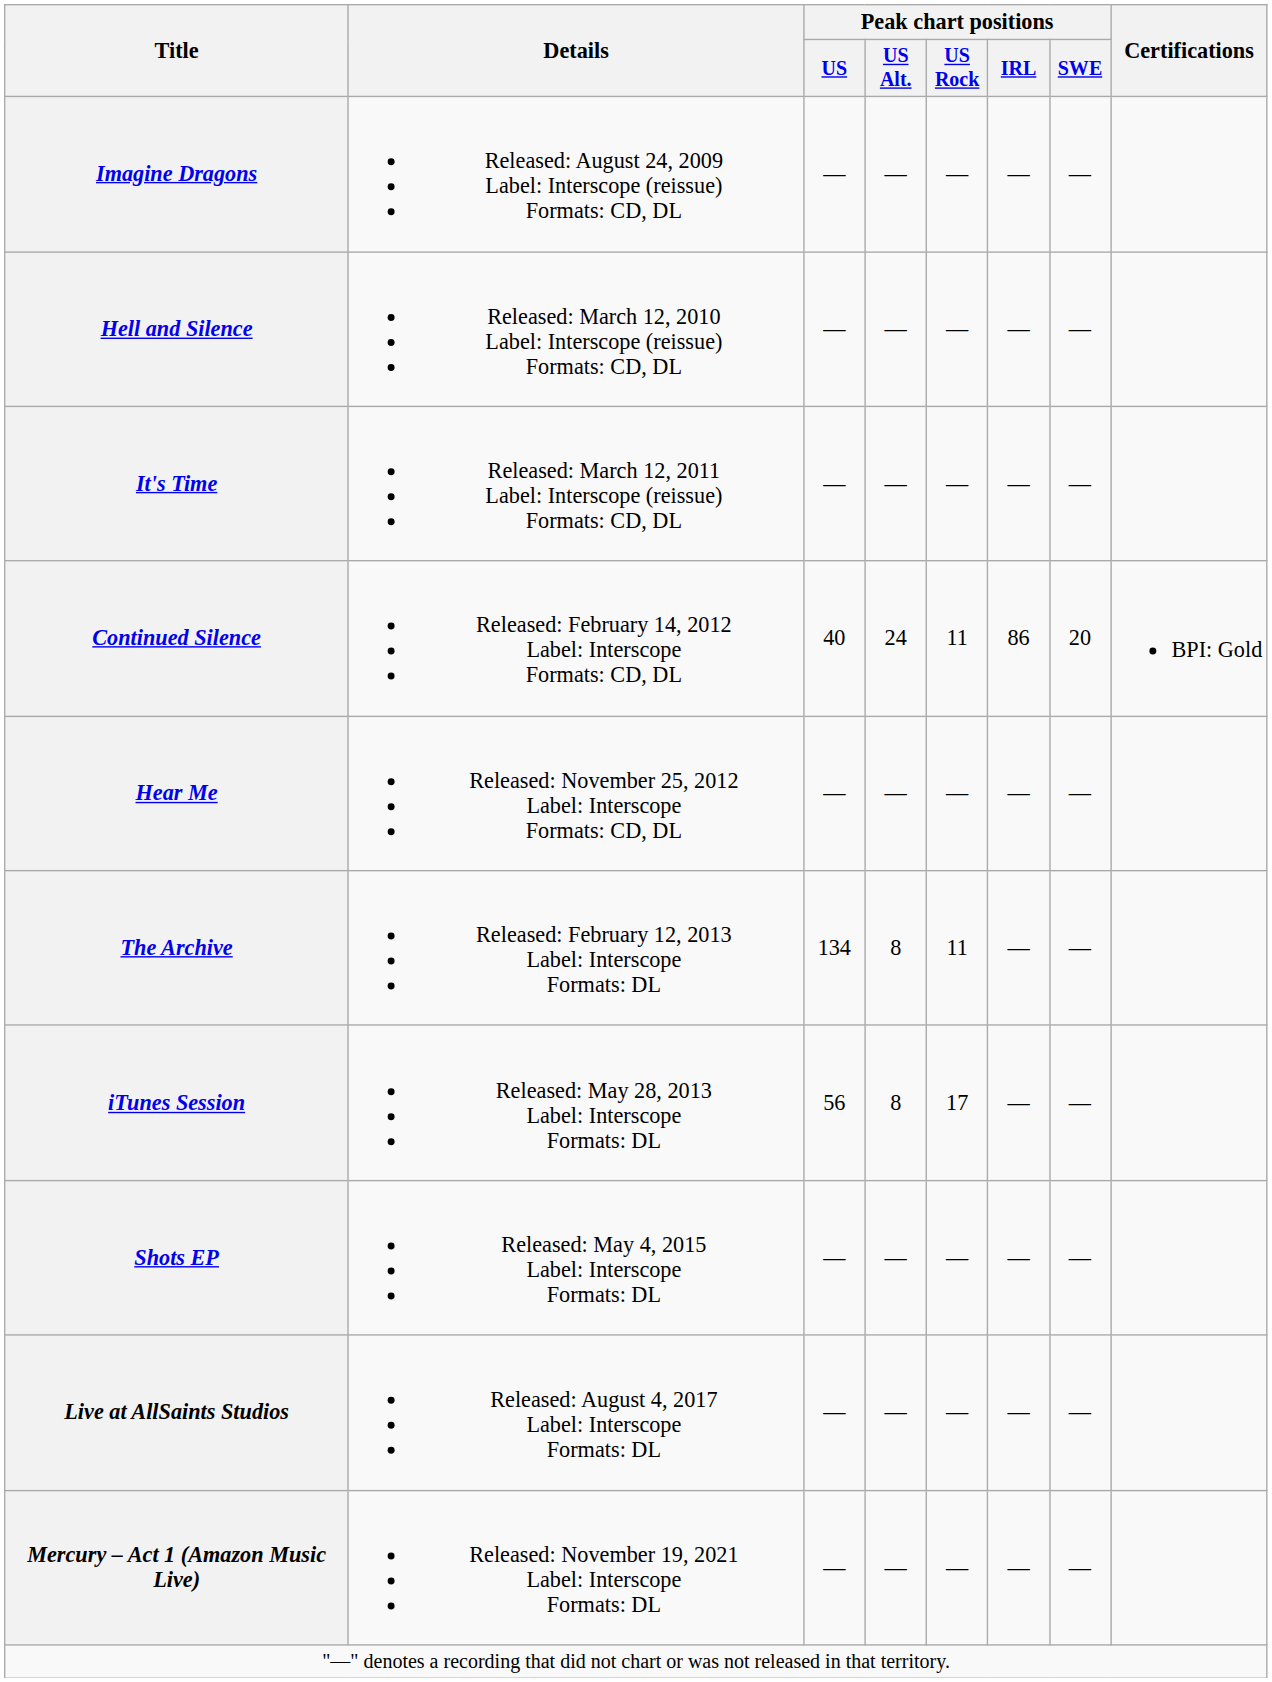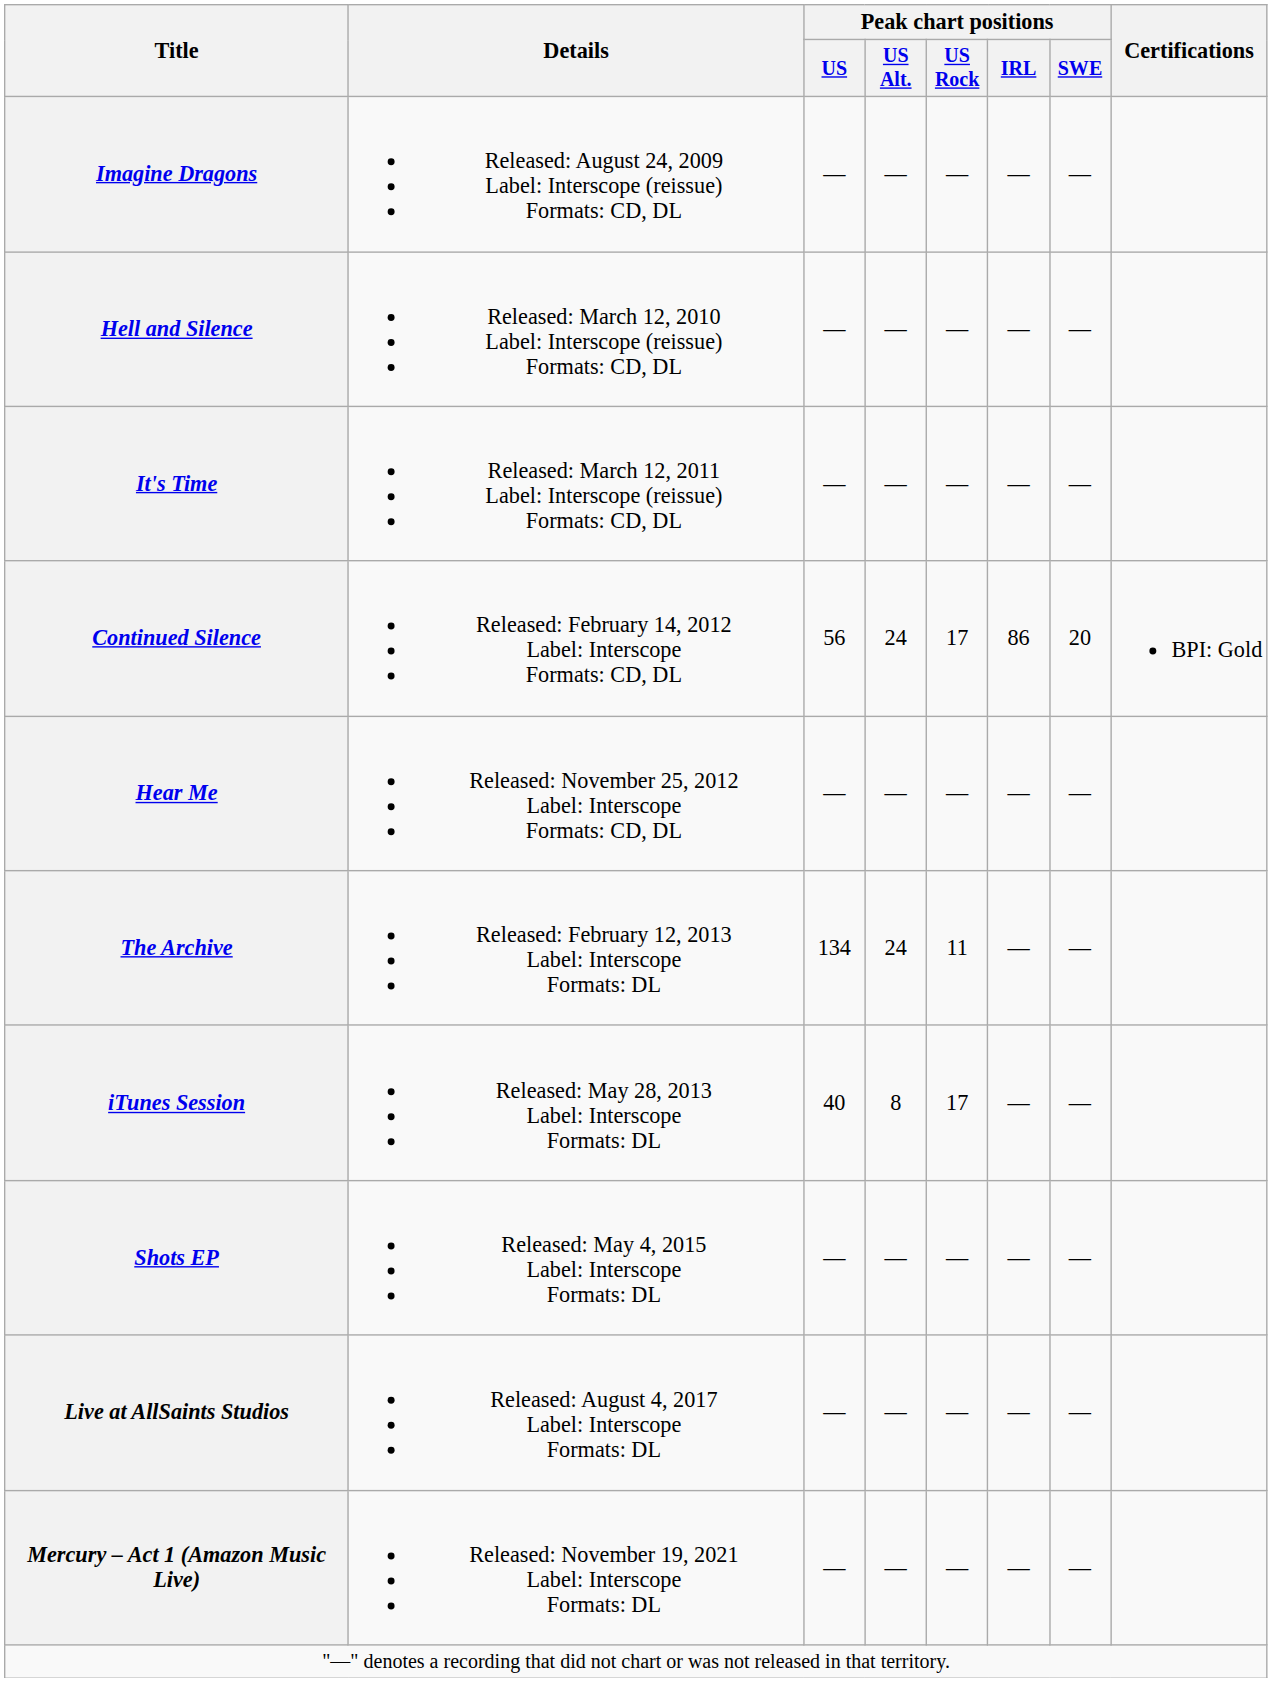(834, 638) 40 -> (834, 638) 56
(957, 638) 11 -> (957, 638) 17
(896, 947) 8 -> (896, 947) 24
(834, 1102) 56 -> (834, 1102) 40
